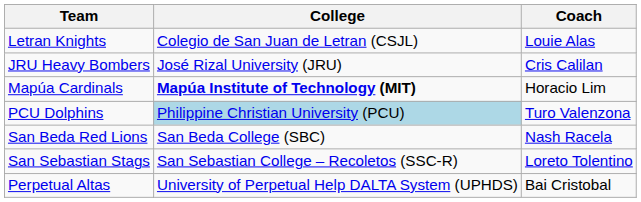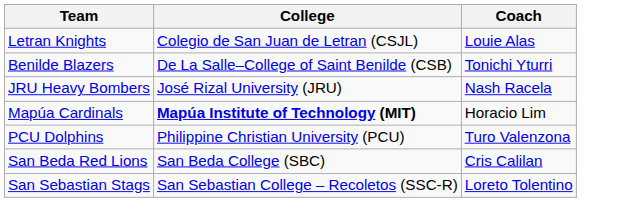+ row: (61, 64)
(564, 64) Cris Calilan -> (508, 88) Nash Racela
(281, 112) lightblue background -> (281, 137) no background
(568, 137) Nash Racela -> (504, 161) Cris Calilan
- row: (59, 185)
